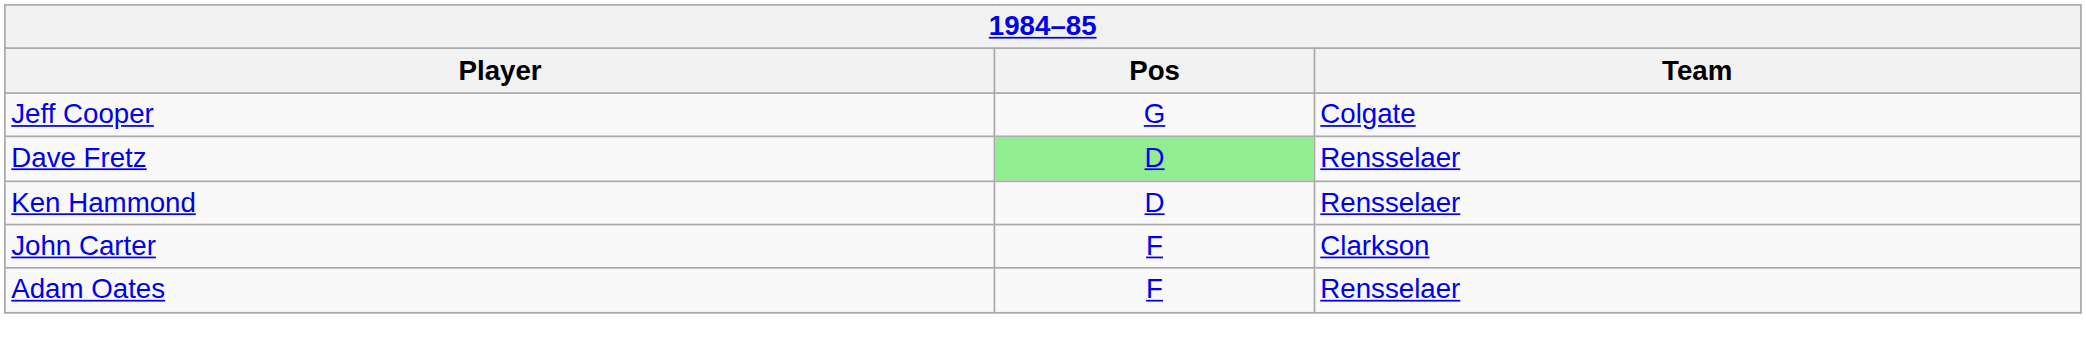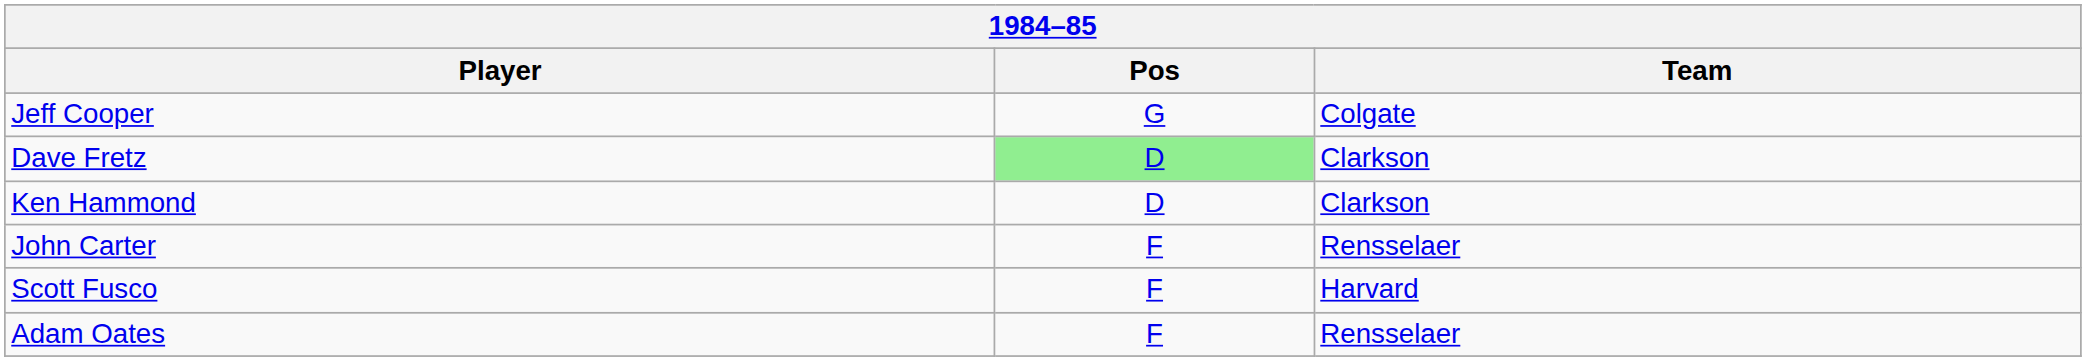(1390, 158) Rensselaer -> (1375, 158) Clarkson
(1390, 202) Rensselaer -> (1375, 202) Clarkson
(1375, 245) Clarkson -> (1390, 245) Rensselaer
+ row: (84, 289)
